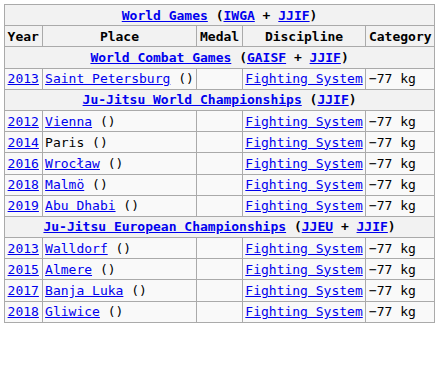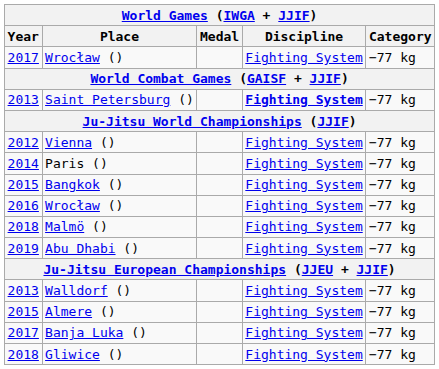+ row: (23, 57)
(304, 79) normal -> (304, 100) bold
+ row: (23, 185)
